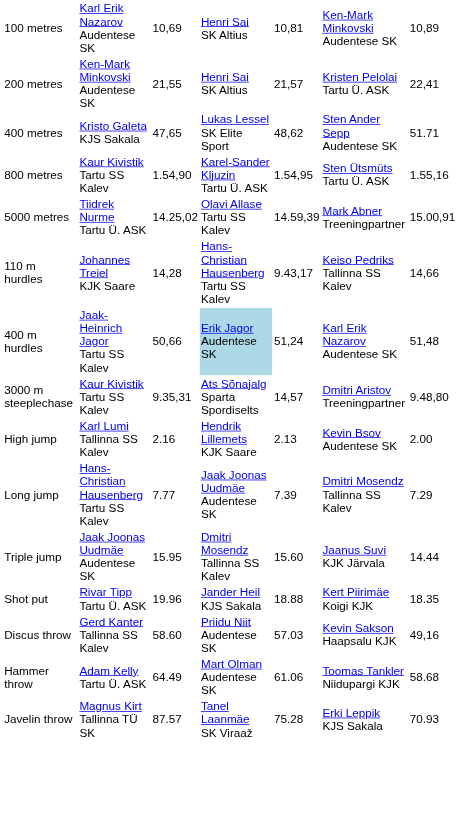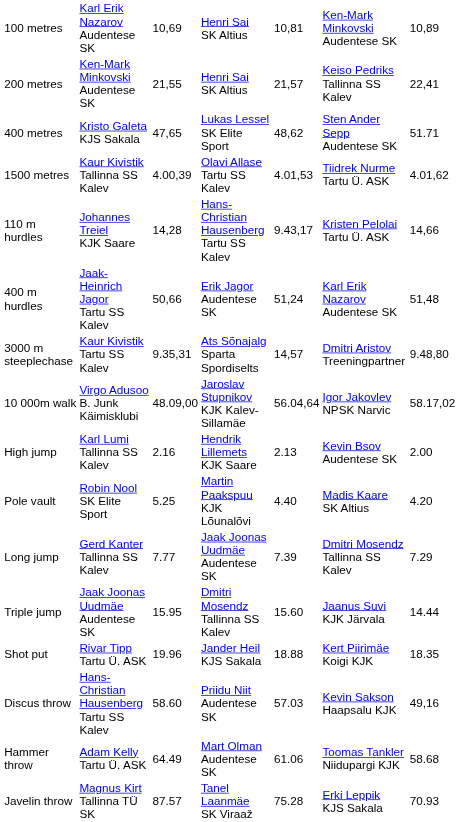(360, 84) Kristen Pelolai Tartu Ü. ASK -> (358, 84) Keiso Pedriks Tallinna SS Kalev
- row: (33, 175)
+ row: (37, 175)
- row: (37, 217)
(358, 273) Keiso Pedriks Tallinna SS Kalev -> (360, 230) Kristen Pelolai Tartu Ü. ASK
(229, 341) lightblue background -> (229, 299) no background
+ row: (40, 403)
+ row: (30, 501)
(111, 495) Hans-Christian Hausenberg Tartu SS Kalev -> (111, 557) Gerd Kanter Tallinna SS Kalev
(111, 635) Gerd Kanter Tallinna SS Kalev -> (111, 703) Hans-Christian Hausenberg Tartu SS Kalev
